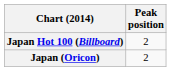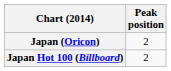rows swapped: (65, 58) <-> (65, 41)
